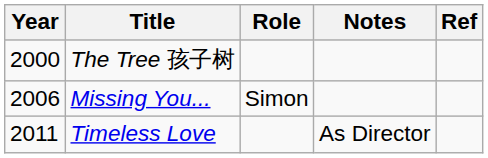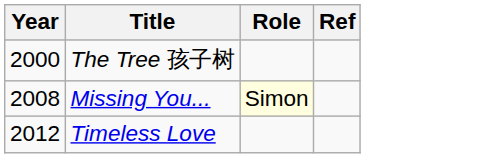- column: (375, 22)
(35, 98) 2006 -> (35, 98) 2008
(277, 98) no background -> (277, 98) lightyellow background
(34, 133) 2011 -> (35, 133) 2012
